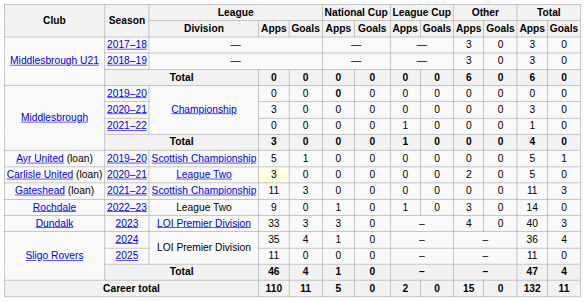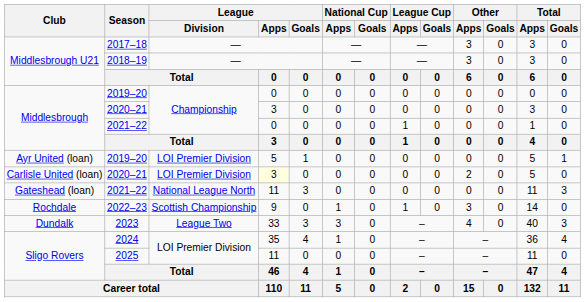(338, 93) bold -> (338, 93) normal
(204, 158) Scottish Championship -> (204, 158) LOI Premier Division
(204, 175) League Two -> (204, 175) LOI Premier Division
(204, 191) Scottish Championship -> (204, 191) National League North
(204, 207) League Two -> (204, 207) Scottish Championship
(204, 223) LOI Premier Division -> (204, 223) League Two
